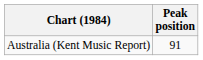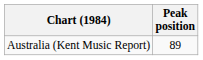(175, 45) 91 -> (175, 45) 89
